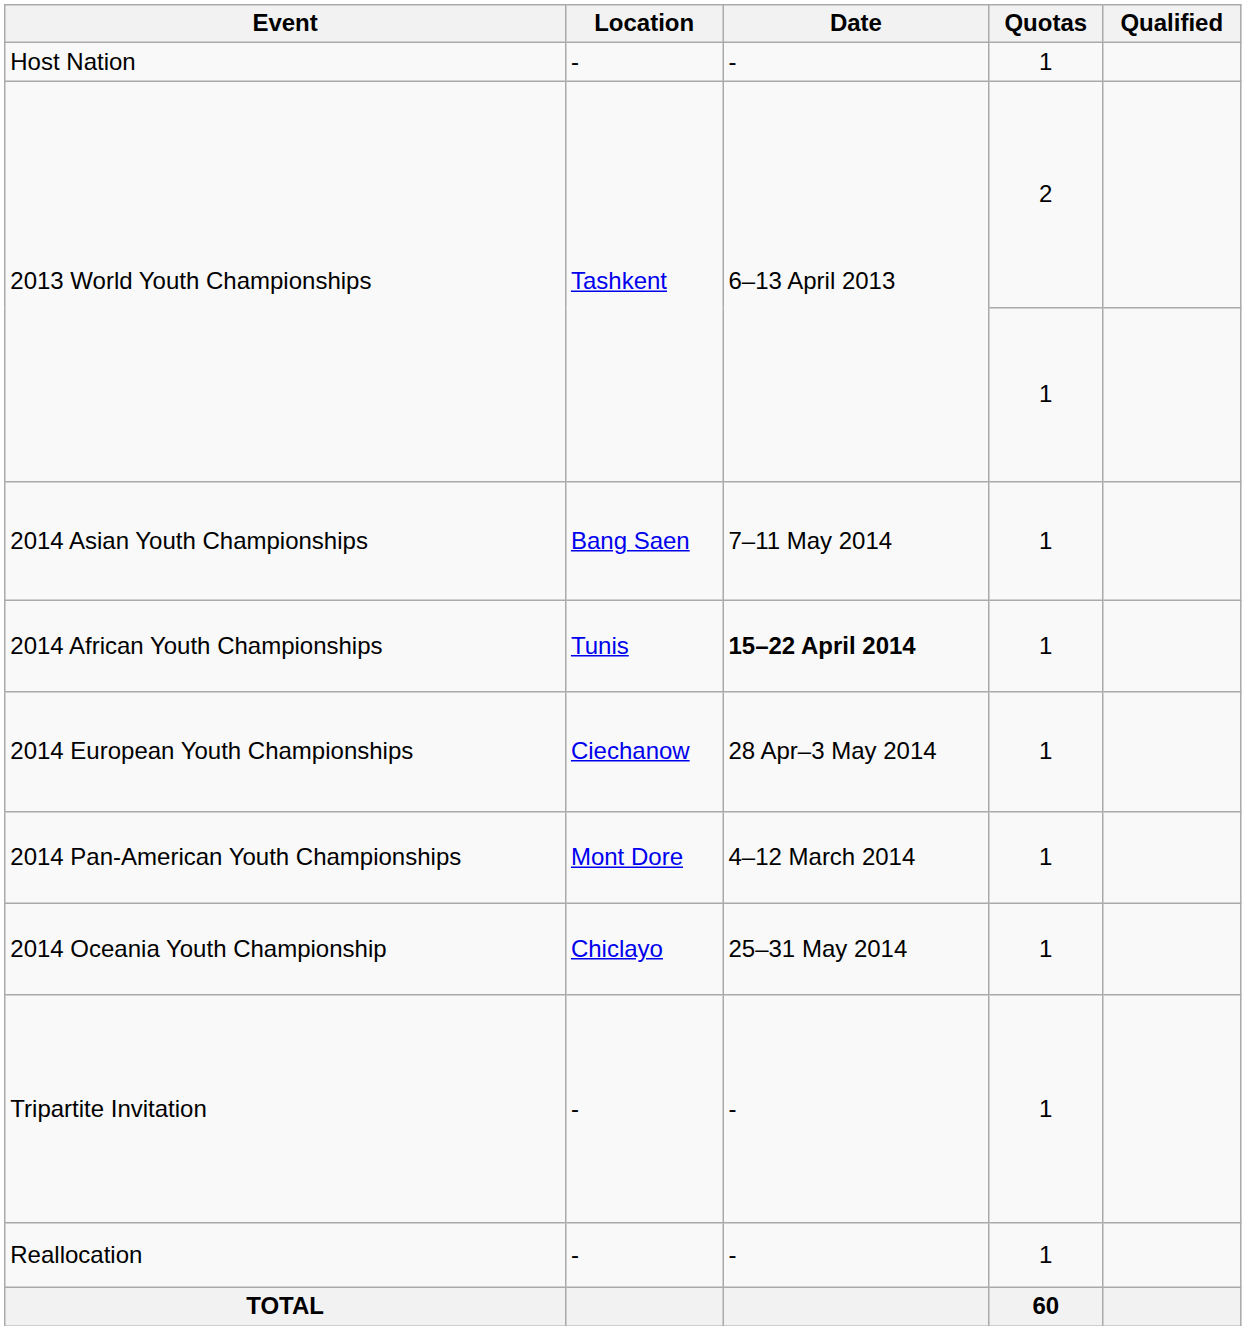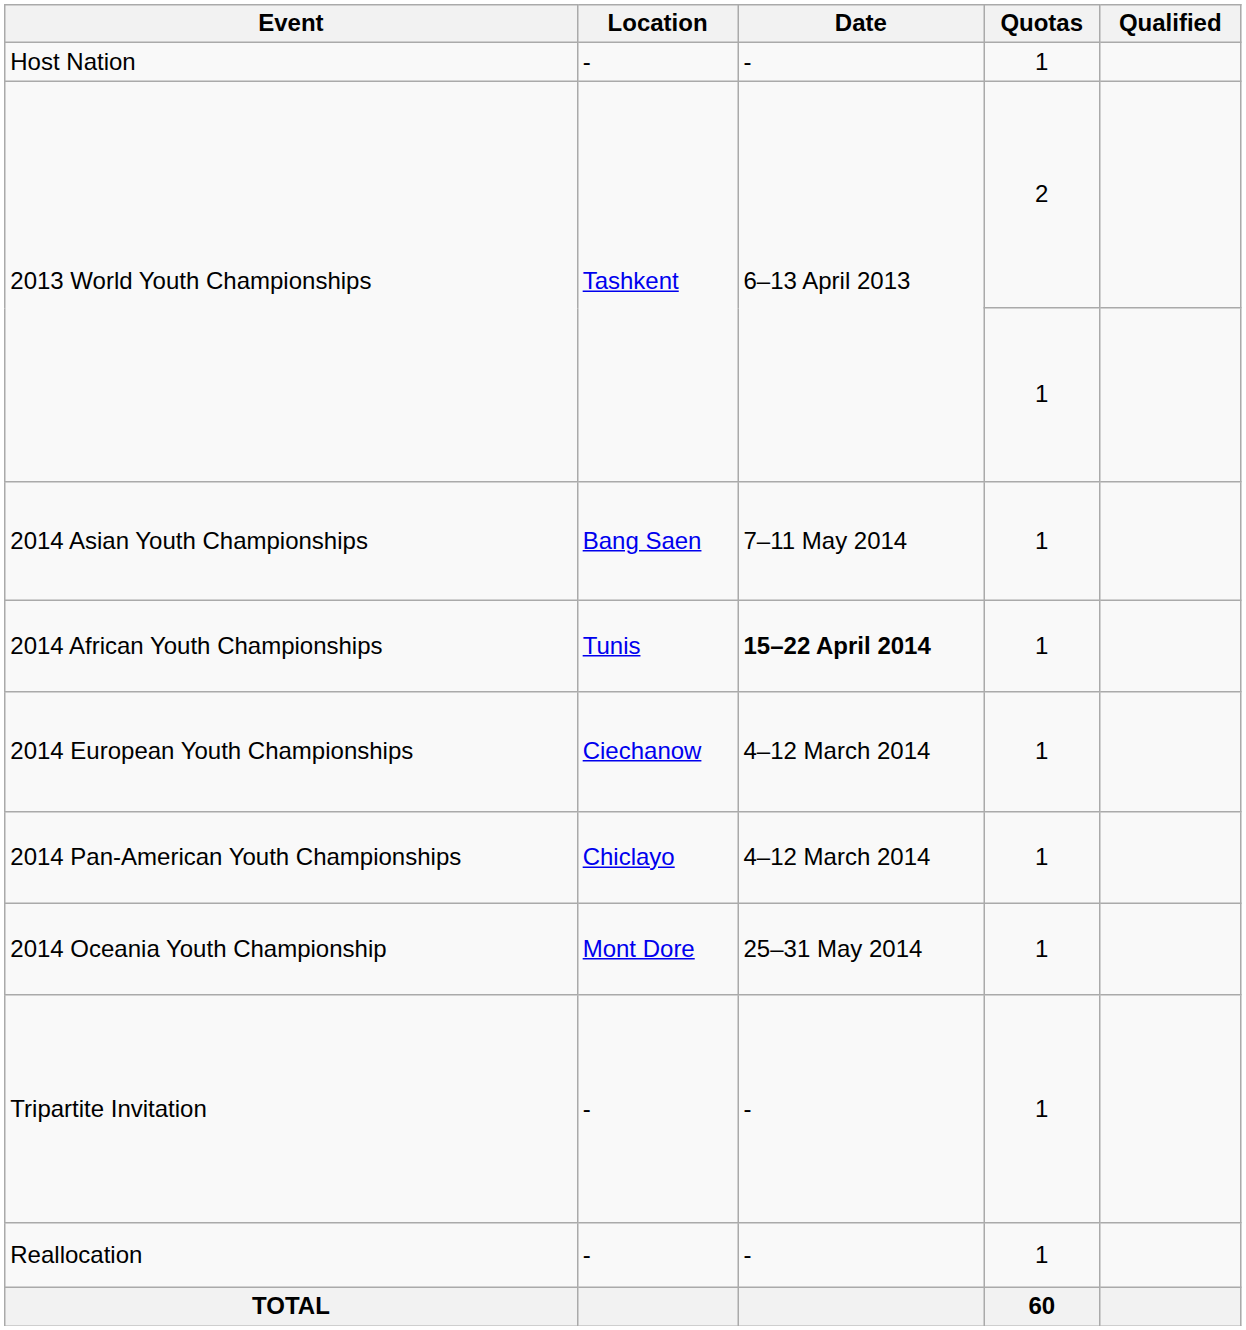(833, 751) 28 Apr–3 May 2014 -> (837, 751) 4–12 March 2014
(627, 856) Mont Dore -> (629, 856) Chiclayo
(617, 949) Chiclayo -> (639, 949) Mont Dore
